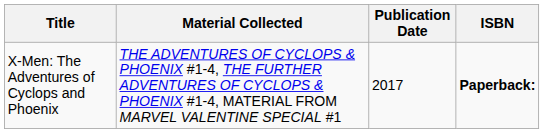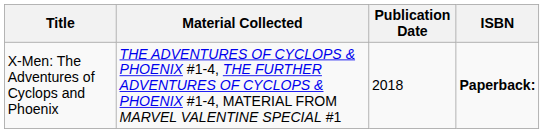(388, 85) 2017 -> (388, 85) 2018
